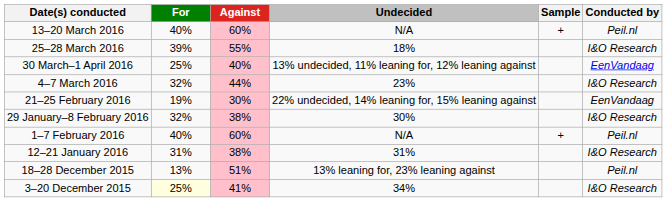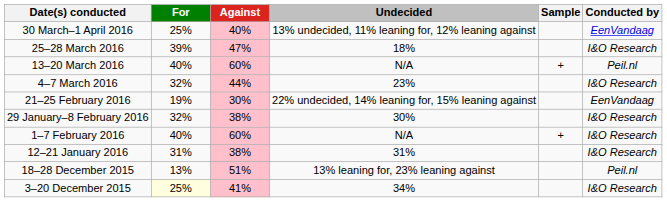rows swapped: (78, 65) <-> (78, 30)
(240, 48) 55% -> (240, 48) 47%
(622, 135) Peil.nl -> (622, 135) I&O Research
